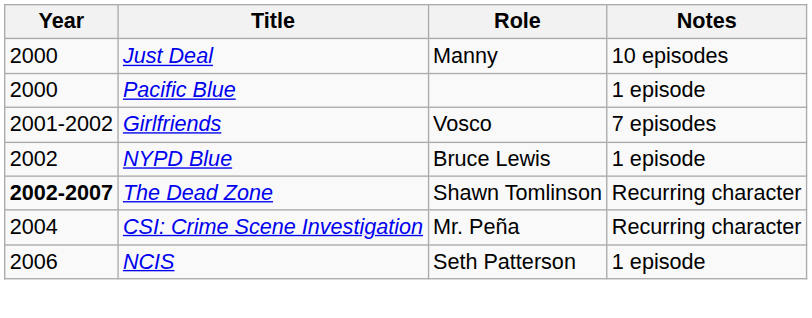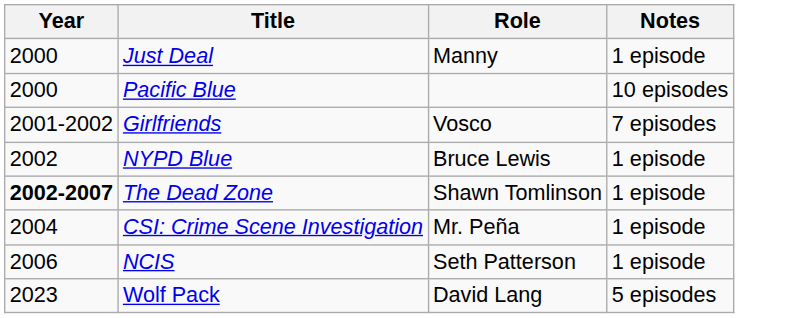(670, 55) 10 episodes -> (659, 55) 1 episode
(659, 90) 1 episode -> (670, 90) 10 episodes
(707, 192) Recurring character -> (659, 192) 1 episode
(707, 227) Recurring character -> (659, 227) 1 episode
+ row: (171, 295)
